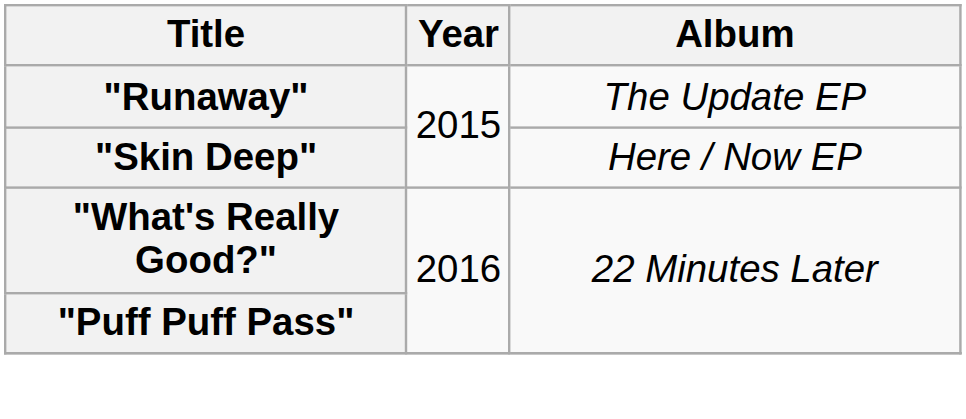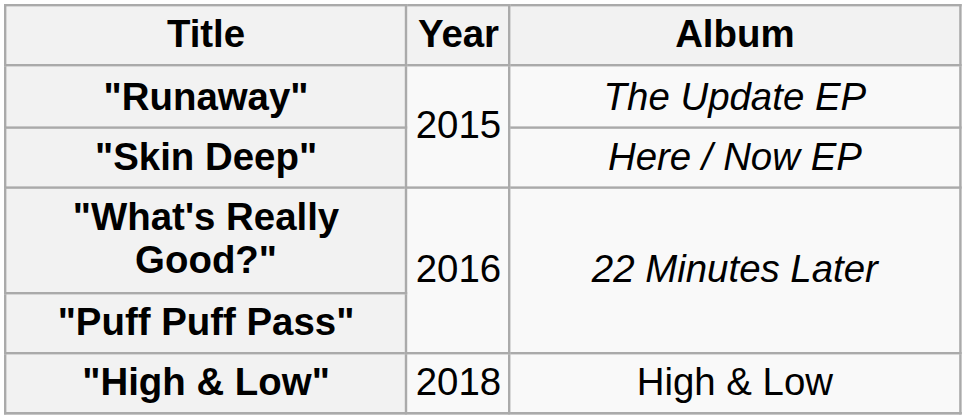+ row: (206, 382)
